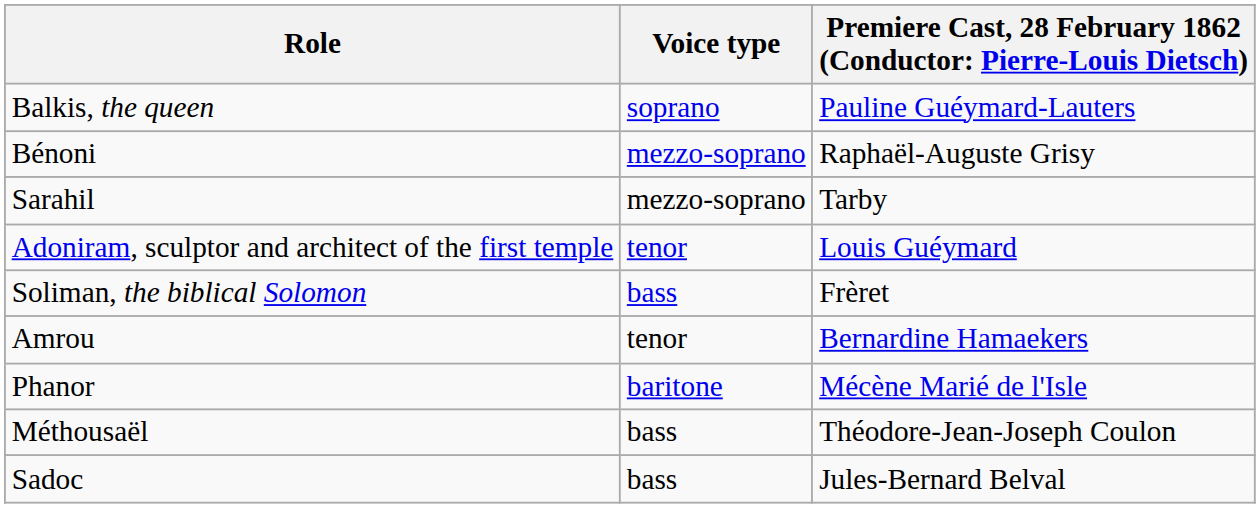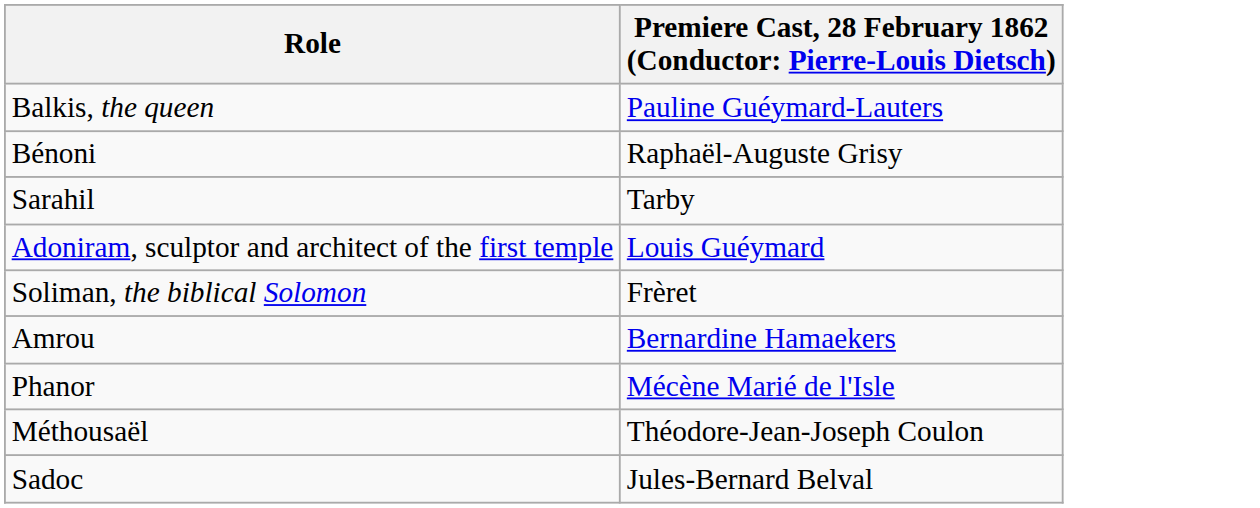- column: (716, 44)
